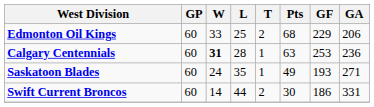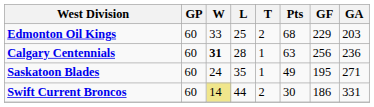(351, 33) 206 -> (351, 33) 203
(322, 53) 253 -> (322, 53) 256
(322, 72) 193 -> (322, 72) 195
(215, 92) no background -> (215, 92) khaki background
